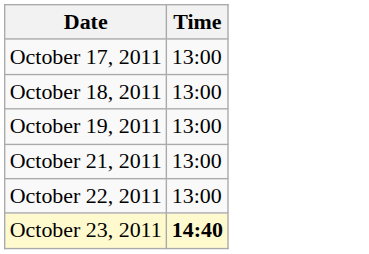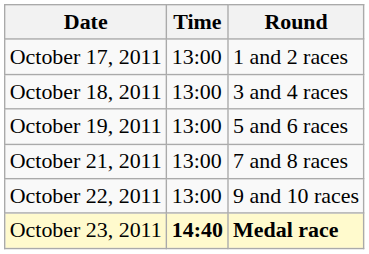+ column: (296, 21)
